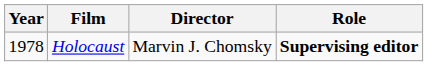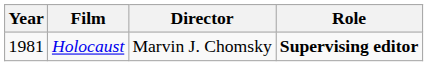(26, 46) 1978 -> (26, 46) 1981
